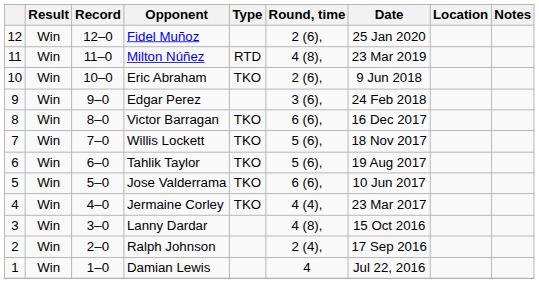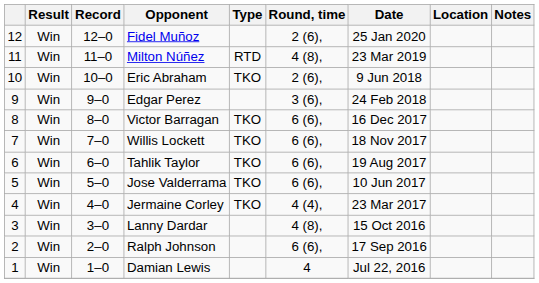(307, 141) 5 (6), -> (307, 141) 6 (6),
(307, 162) 5 (6), -> (307, 162) 6 (6),
(307, 246) 2 (4), -> (307, 246) 6 (6),
